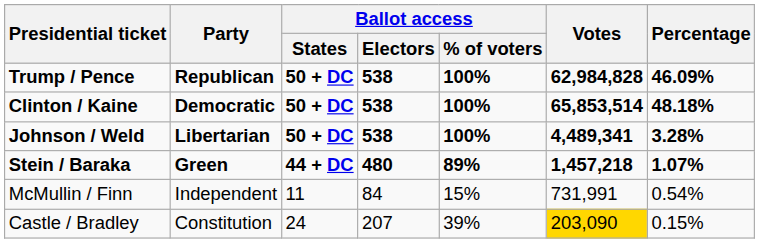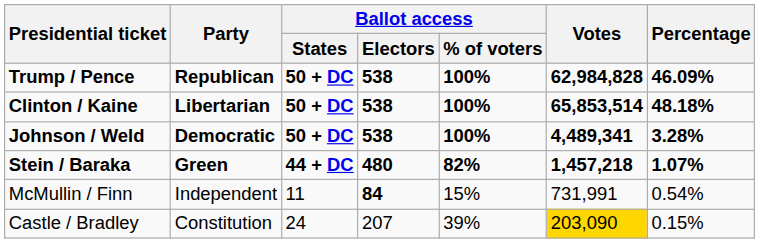(225, 106) Democratic -> (222, 106) Libertarian
(222, 135) Libertarian -> (225, 135) Democratic
(462, 164) 89% -> (462, 164) 82%
(372, 194) normal -> (372, 194) bold
